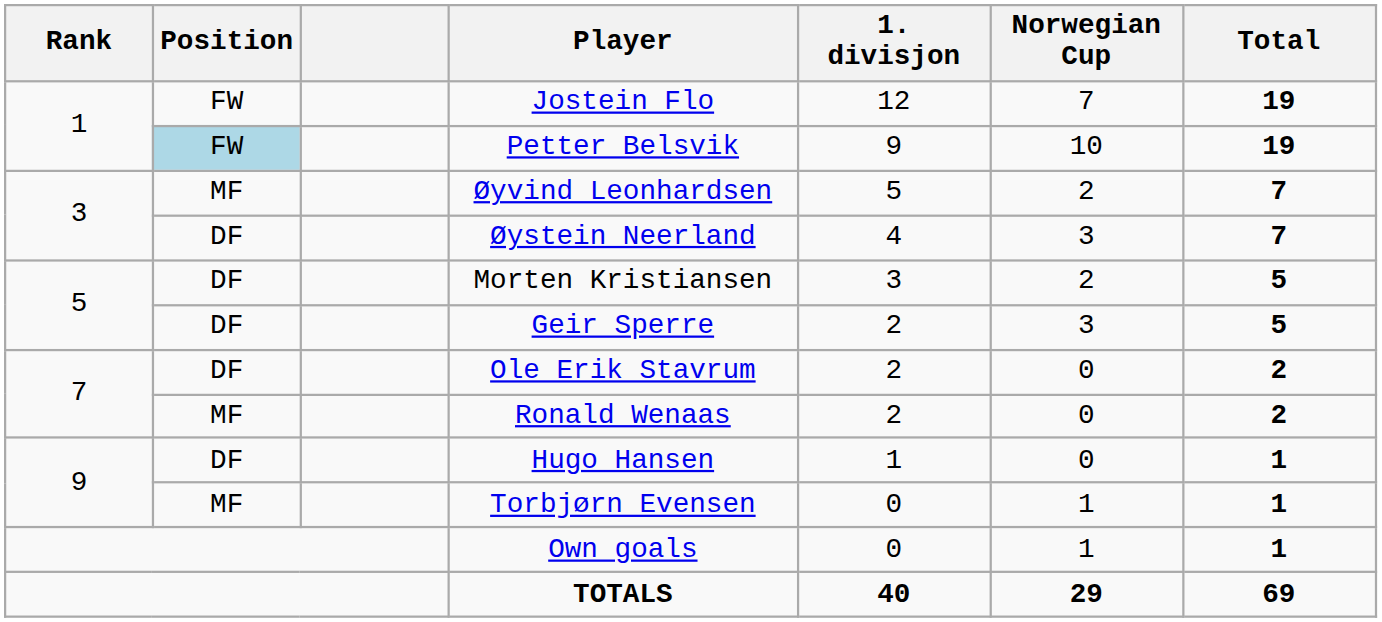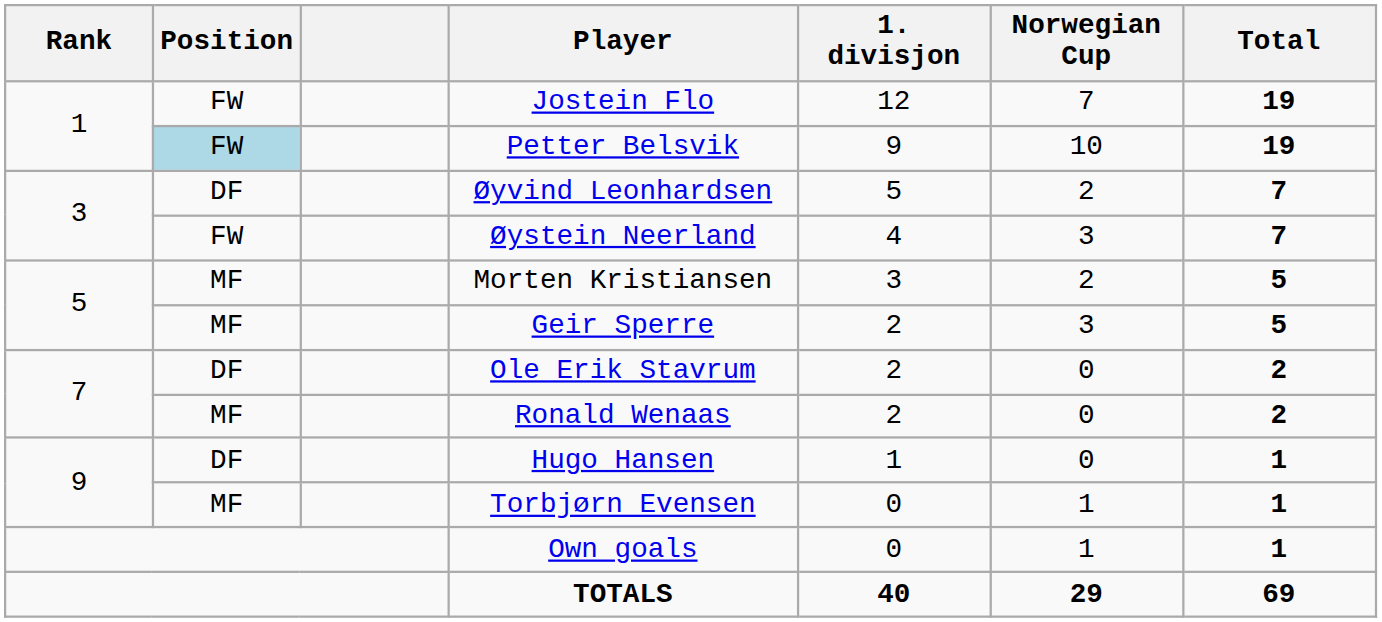(227, 193) MF -> (227, 193) DF
(227, 238) DF -> (227, 238) FW
(227, 282) DF -> (227, 282) MF
(227, 327) DF -> (227, 327) MF
